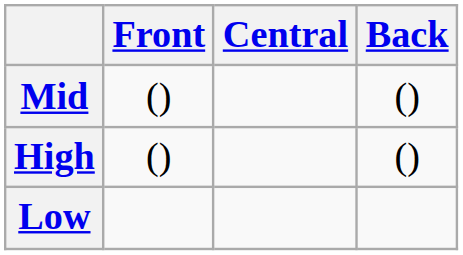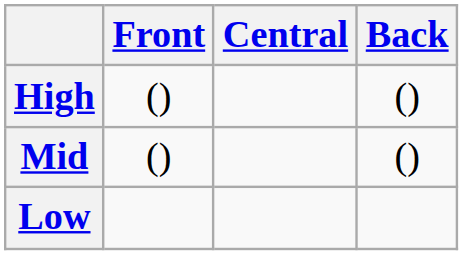rows swapped: (54, 156) <-> (54, 95)
